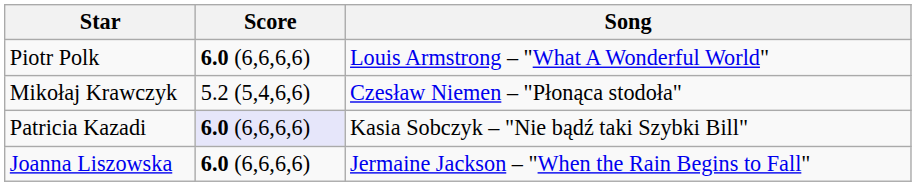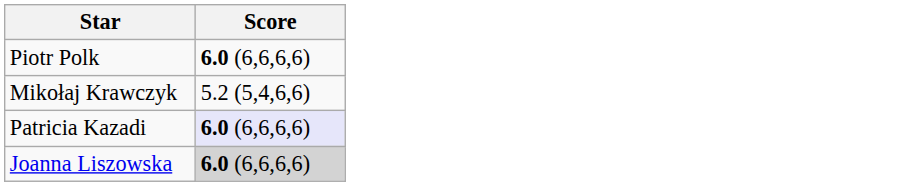- column: (628, 22)
(255, 163) no background -> (255, 163) lightgrey background
